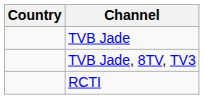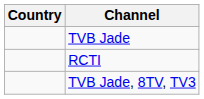rows swapped: (132, 60) <-> (85, 82)
